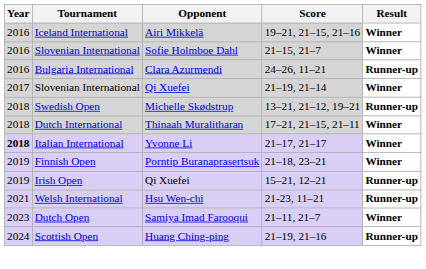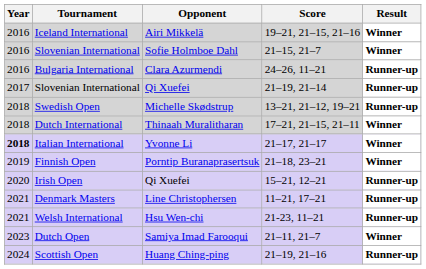(384, 88) Winner -> (392, 88) Runner-up
(18, 180) 2019 -> (18, 180) 2020
+ row: (75, 199)
